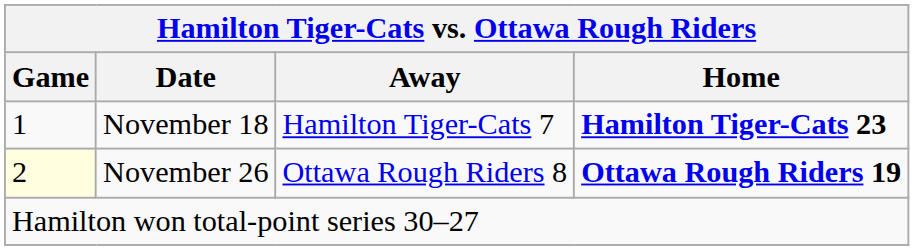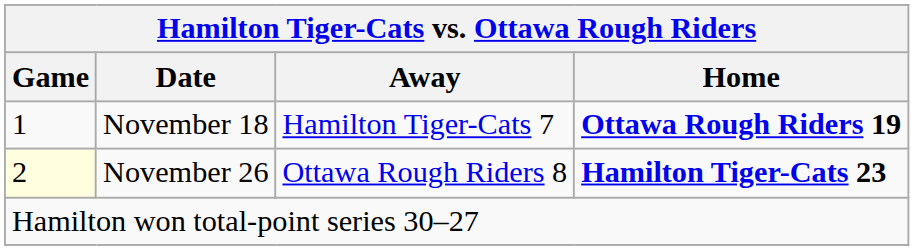(734, 124) Hamilton Tiger-Cats 23 -> (741, 124) Ottawa Rough Riders 19
(741, 172) Ottawa Rough Riders 19 -> (734, 172) Hamilton Tiger-Cats 23
